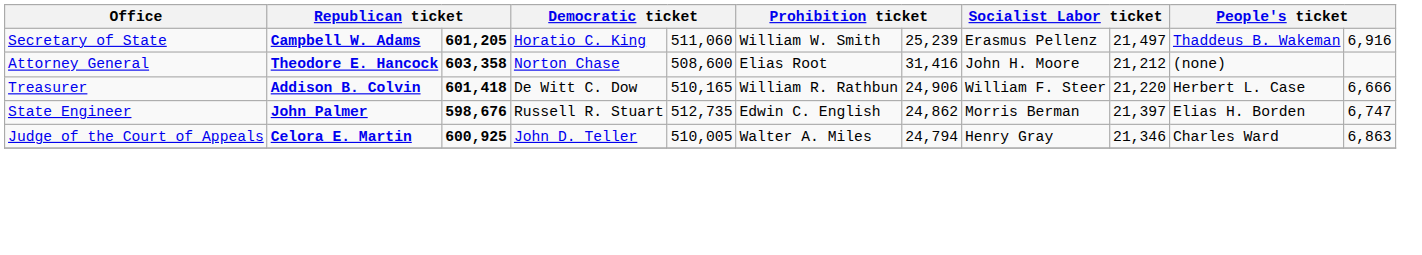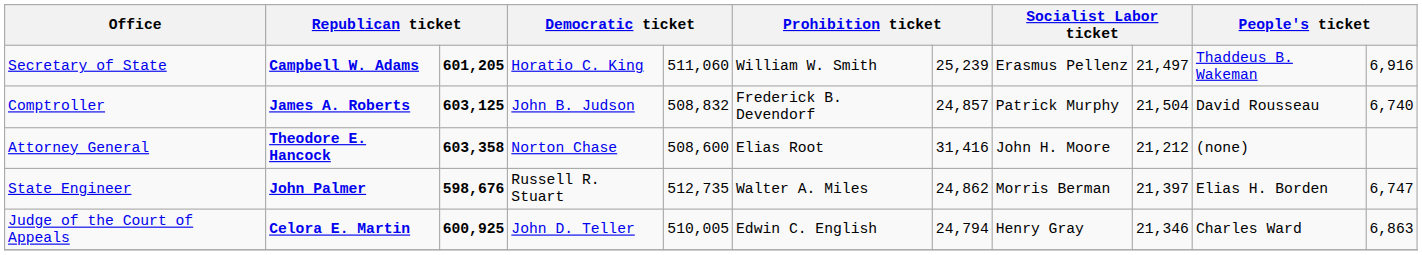+ row: (57, 107)
- row: (48, 88)
(810, 112) Edwin C. English -> (802, 189) Walter A. Miles
(806, 136) Walter A. Miles -> (807, 229) Edwin C. English
